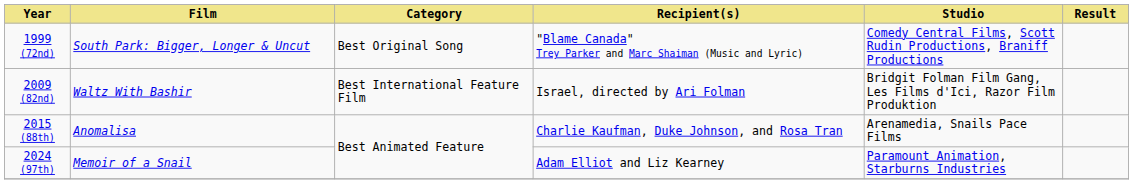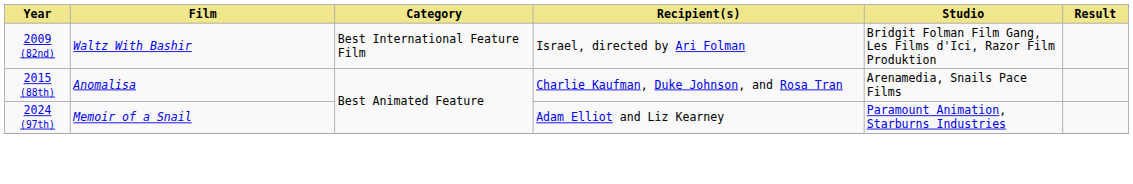- row: (38, 46)
